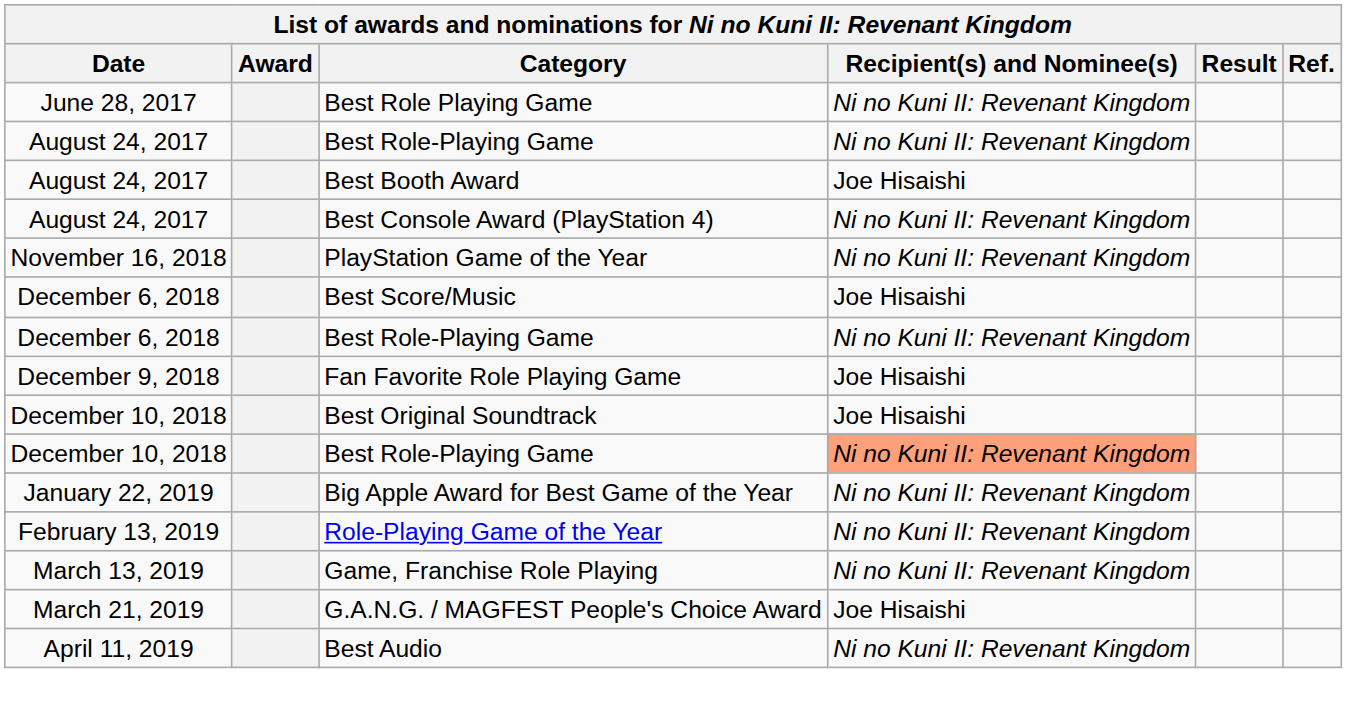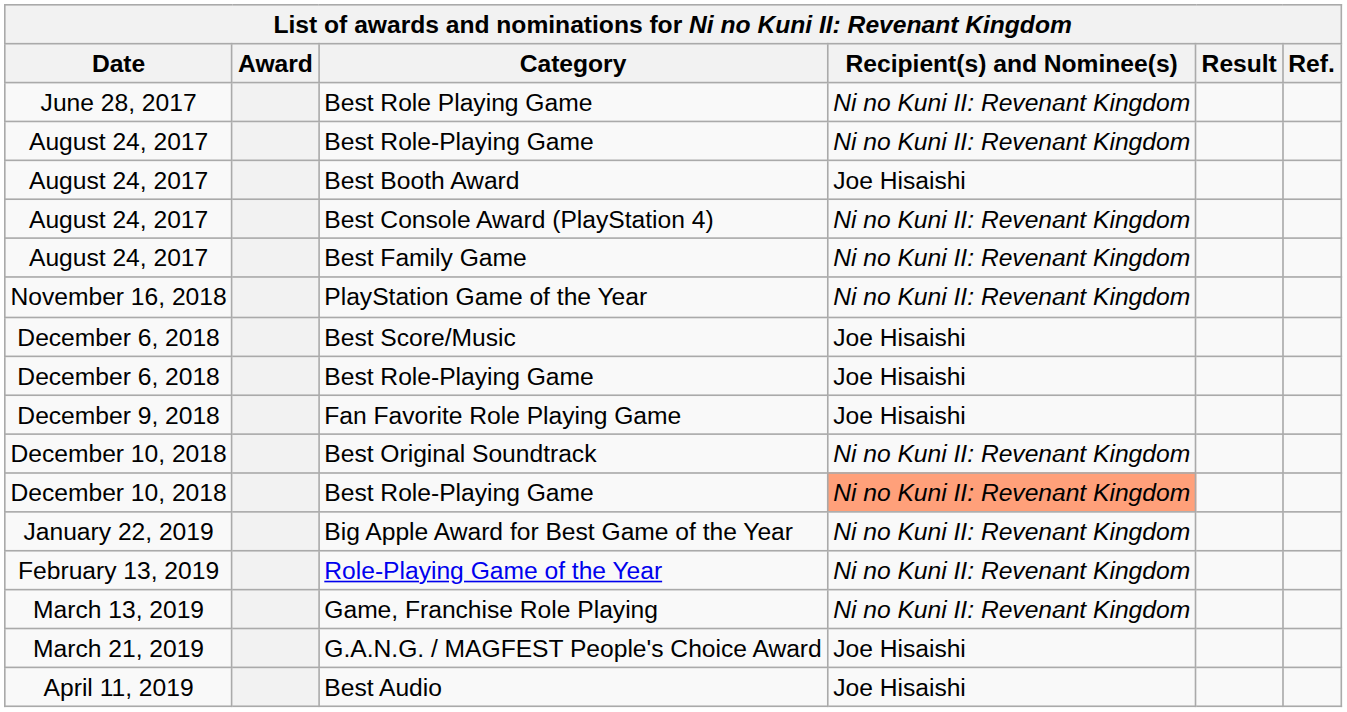+ row: (119, 258)
(1012, 336) Ni no Kuni II: Revenant Kingdom -> (900, 375) Joe Hisaishi
(900, 414) Joe Hisaishi -> (1012, 453) Ni no Kuni II: Revenant Kingdom
(1012, 648) Ni no Kuni II: Revenant Kingdom -> (900, 687) Joe Hisaishi
